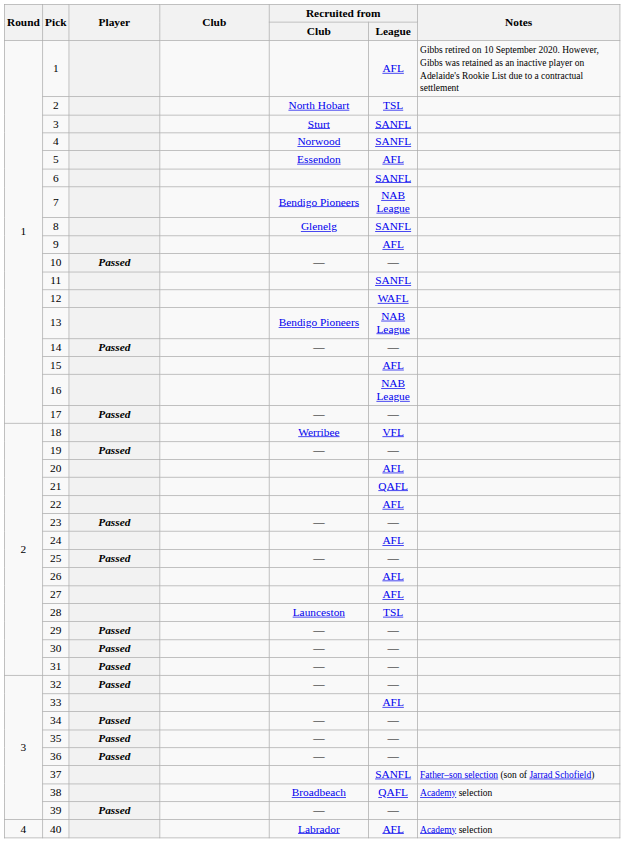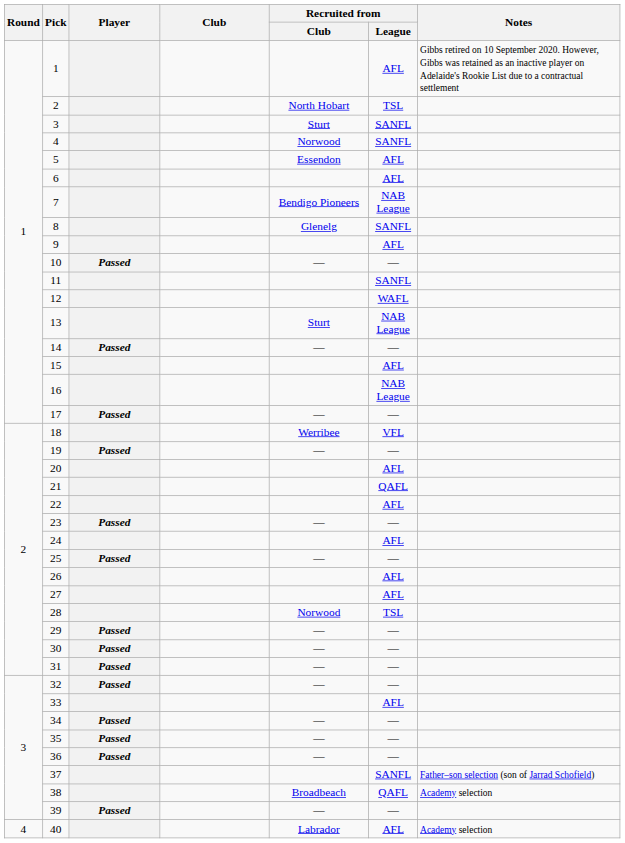(393, 177) SANFL -> (393, 177) AFL
(319, 323) Bendigo Pioneers -> (319, 323) Sturt
(319, 612) Launceston -> (319, 612) Norwood
